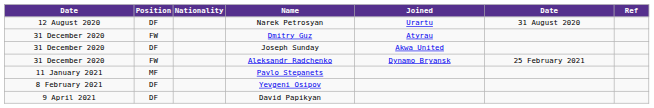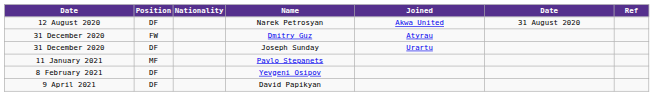(420, 23) Urartu -> (420, 23) Akwa United
(420, 47) Akwa United -> (420, 47) Urartu
- row: (290, 60)
